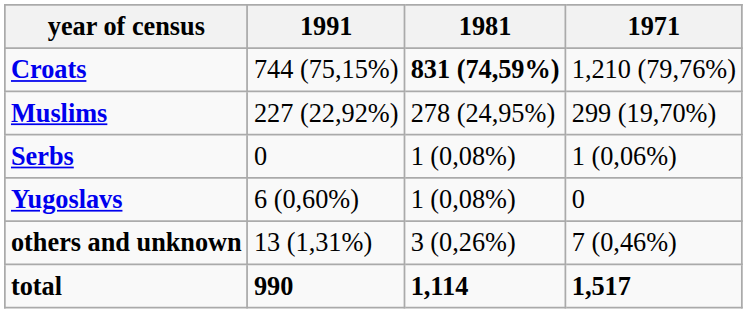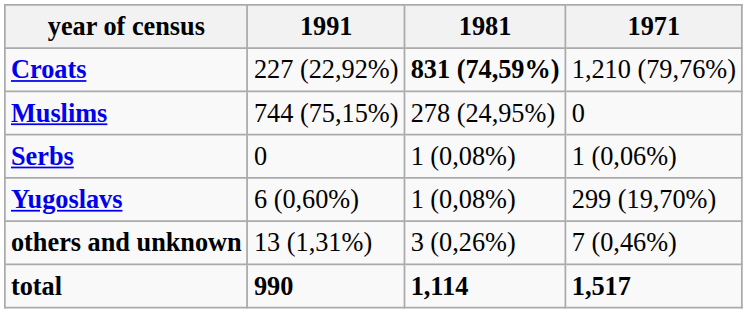(326, 69) 744 (75,15%) -> (326, 69) 227 (22,92%)
(326, 113) 227 (22,92%) -> (326, 113) 744 (75,15%)
(644, 113) 299 (19,70%) -> (578, 113) 0
(578, 199) 0 -> (644, 199) 299 (19,70%)
